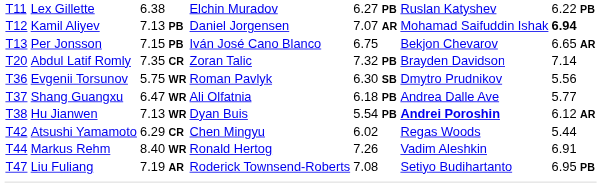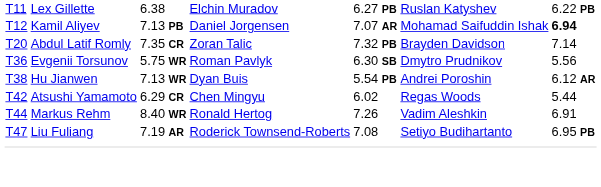- row: (66, 43)
- row: (77, 96)
(450, 114) bold -> (446, 79) normal
